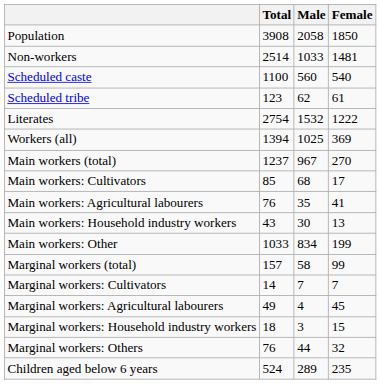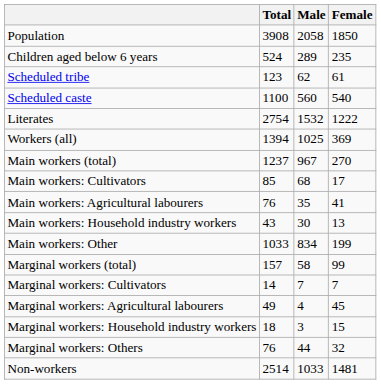rows swapped: (82, 368) <-> (42, 56)
rows swapped: (50, 77) <-> (48, 98)
